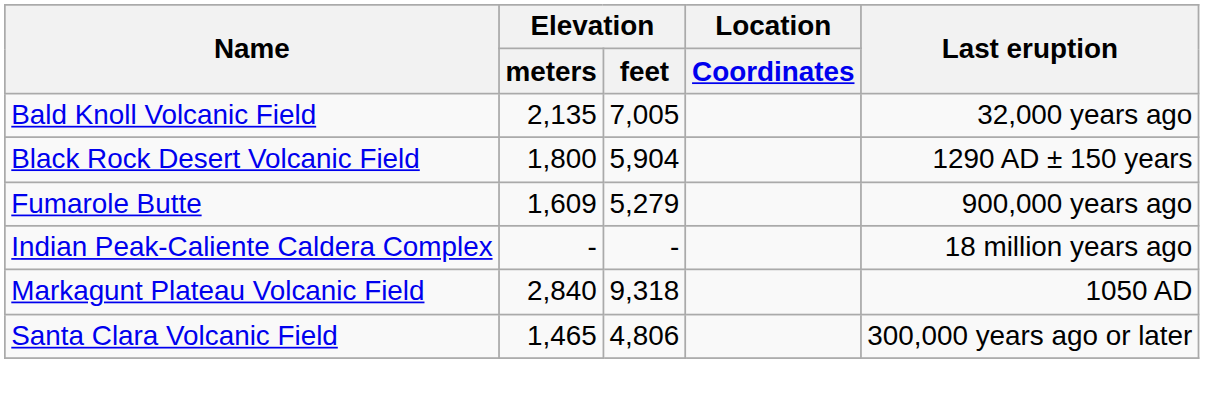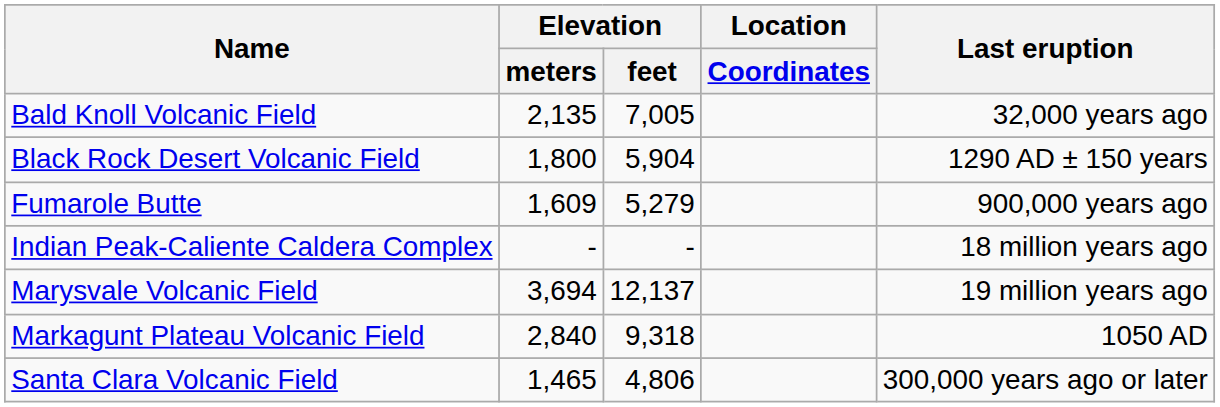+ row: (164, 291)
